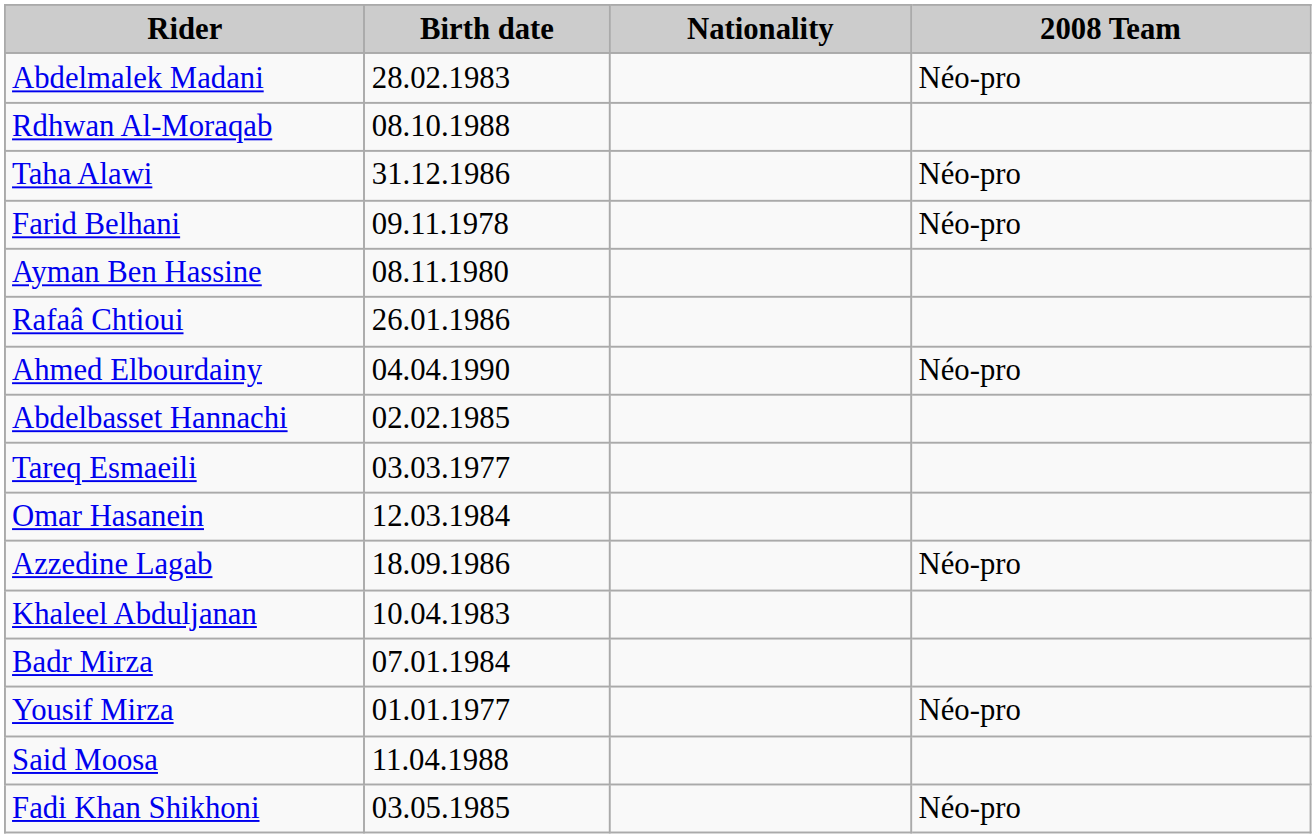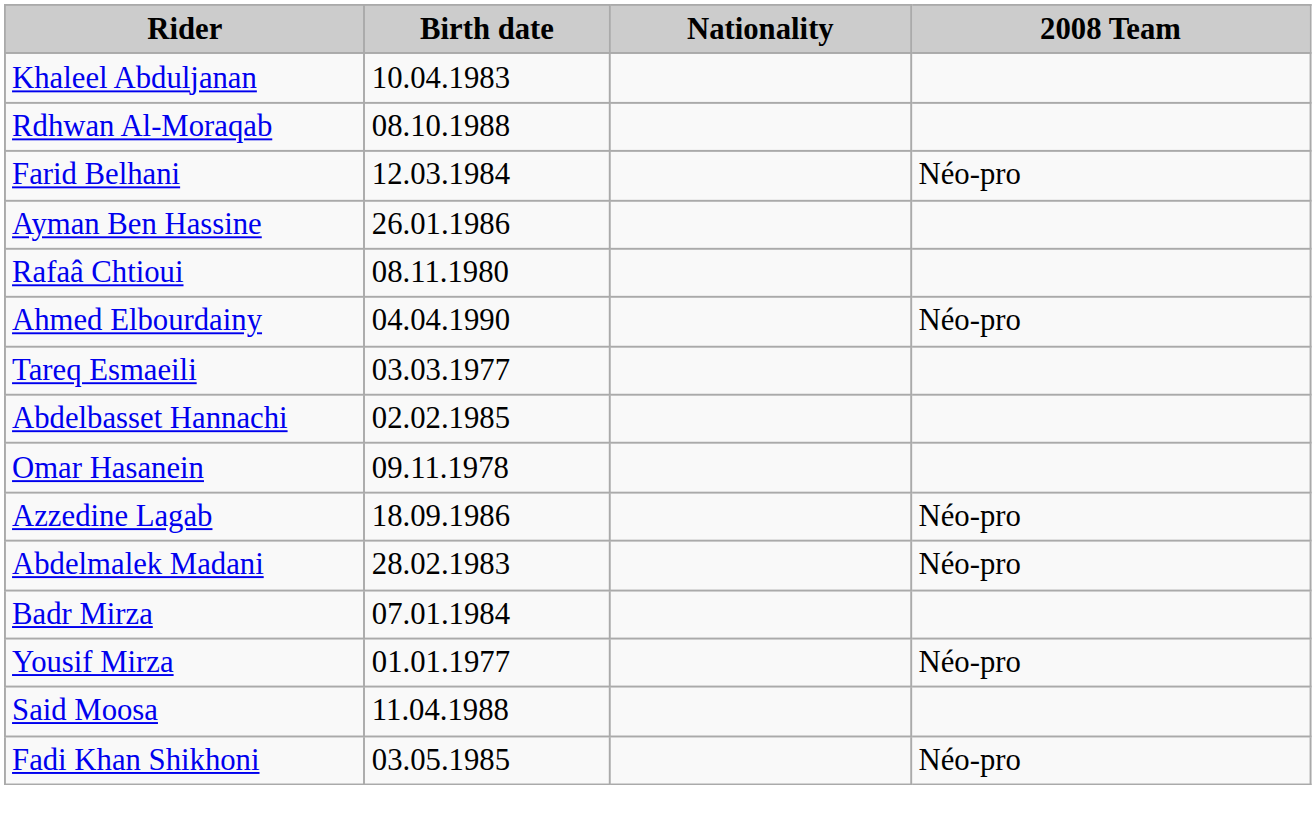rows swapped: (134, 613) <-> (138, 77)
- row: (82, 175)
(440, 223) 09.11.1978 -> (441, 175) 12.03.1984
(440, 272) 08.11.1980 -> (441, 223) 26.01.1986
(441, 321) 26.01.1986 -> (440, 272) 08.11.1980
rows swapped: (104, 467) <-> (150, 418)
(441, 516) 12.03.1984 -> (440, 467) 09.11.1978
